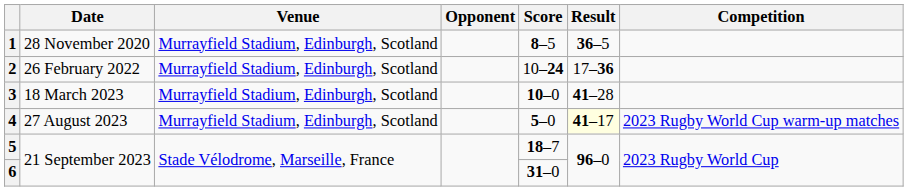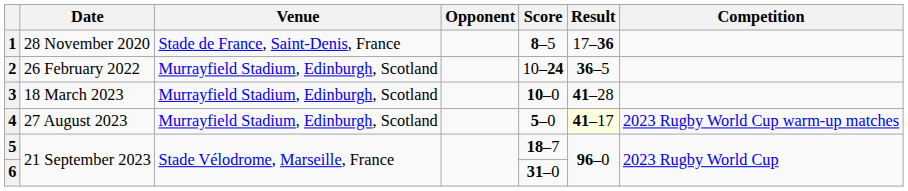(298, 43) Murrayfield Stadium, Edinburgh, Scotland -> (279, 43) Stade de France, Saint-Denis, France
(593, 43) 36–5 -> (593, 43) 17–36
(593, 69) 17–36 -> (593, 69) 36–5
